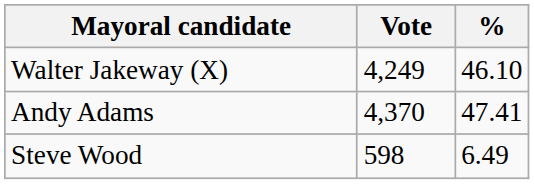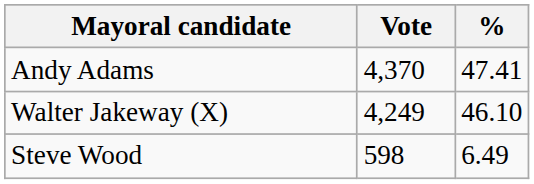rows swapped: (83, 112) <-> (120, 69)
